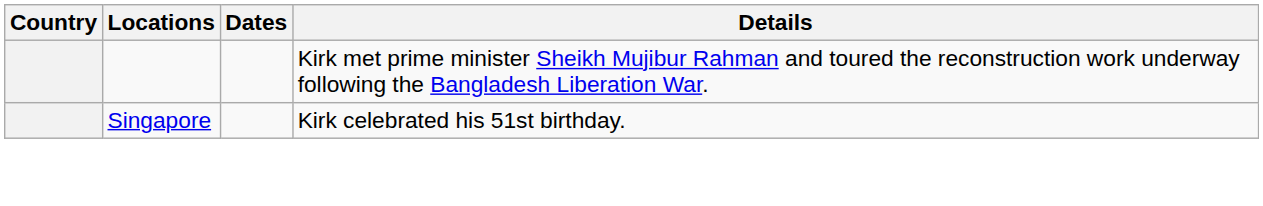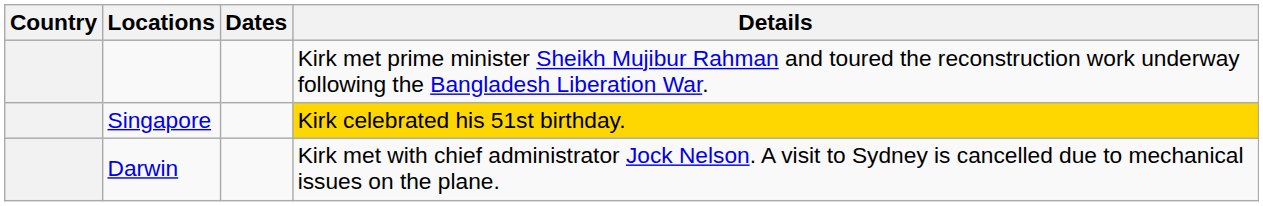(462, 120) no background -> (462, 120) gold background
+ row: (143, 168)
